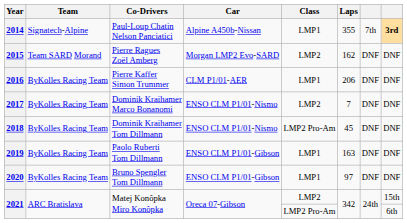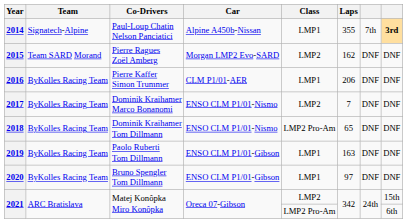(349, 129) 45 -> (349, 129) 65
